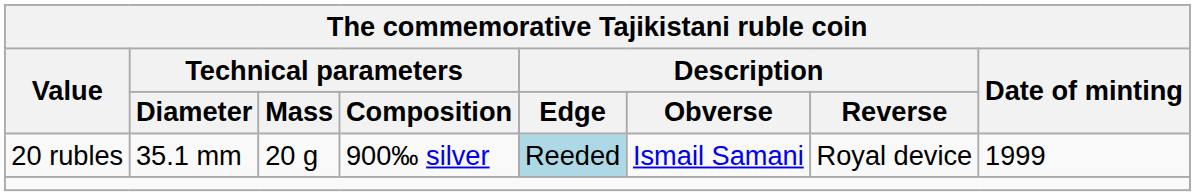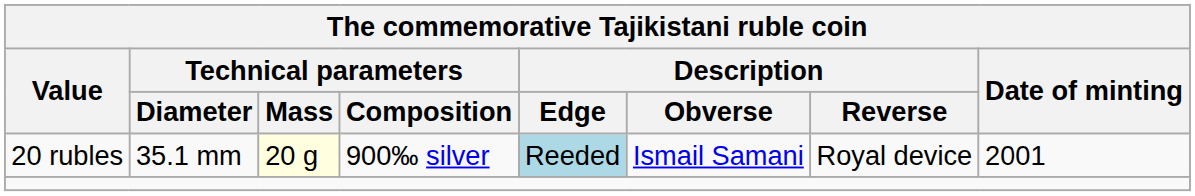(292, 156) no background -> (292, 156) lightyellow background
(1015, 156) 1999 -> (1015, 156) 2001
